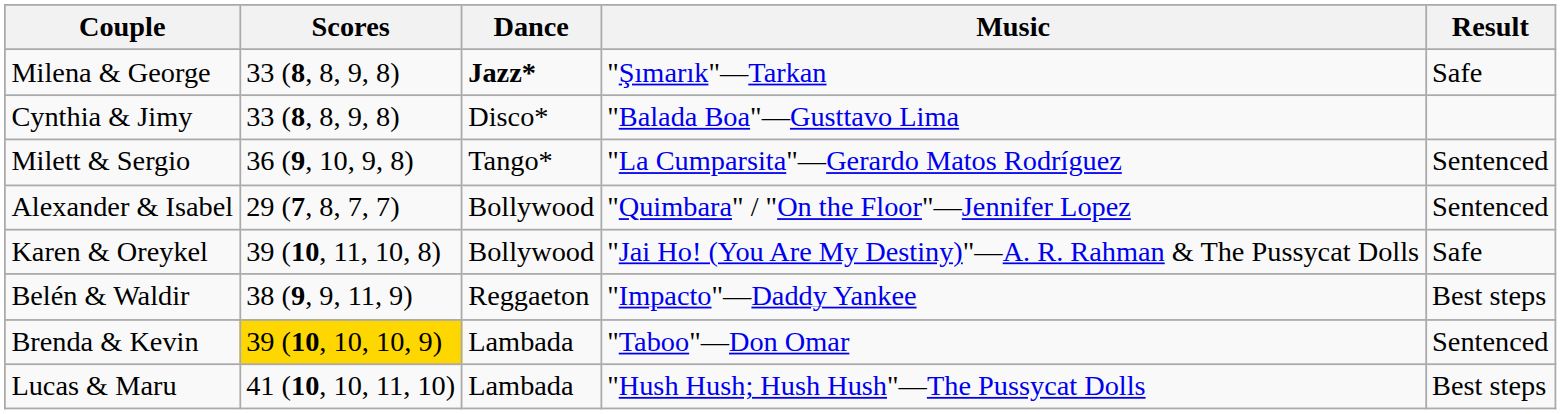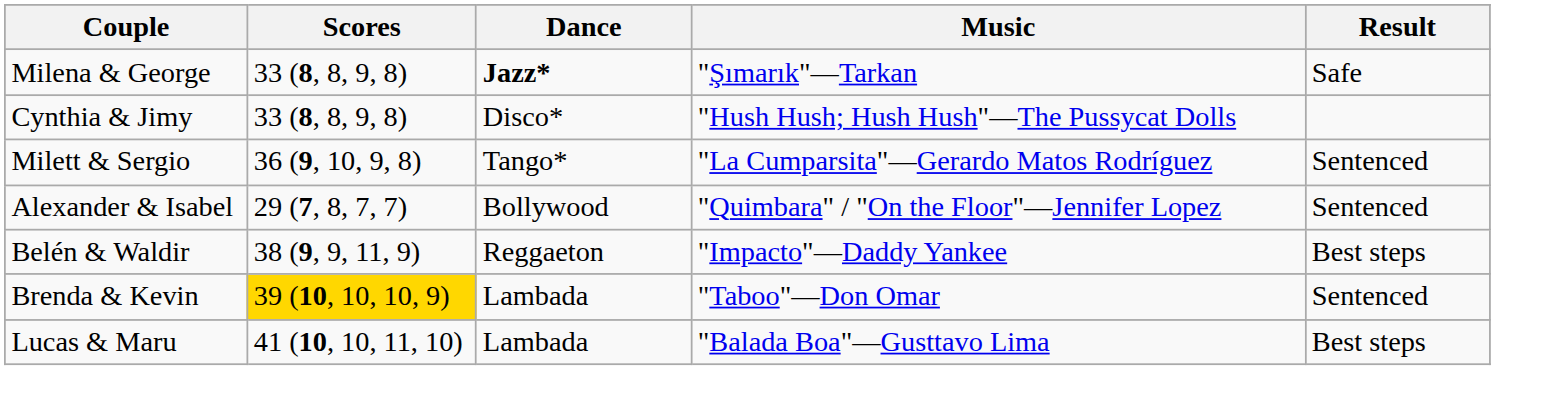(783, 116) "Balada Boa"—Gusttavo Lima -> (967, 116) "Hush Hush; Hush Hush"—The Pussycat Dolls
- row: (110, 251)
(876, 386) "Hush Hush; Hush Hush"—The Pussycat Dolls -> (874, 341) "Balada Boa"—Gusttavo Lima
